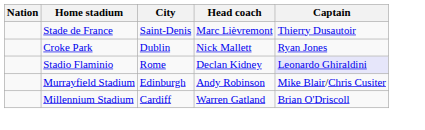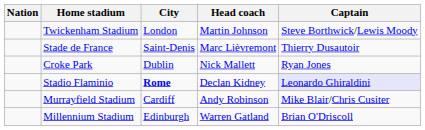+ row: (91, 30)
(153, 64) normal -> (157, 82) bold
(163, 82) Edinburgh -> (159, 99) Cardiff
(155, 99) Cardiff -> (166, 116) Edinburgh
